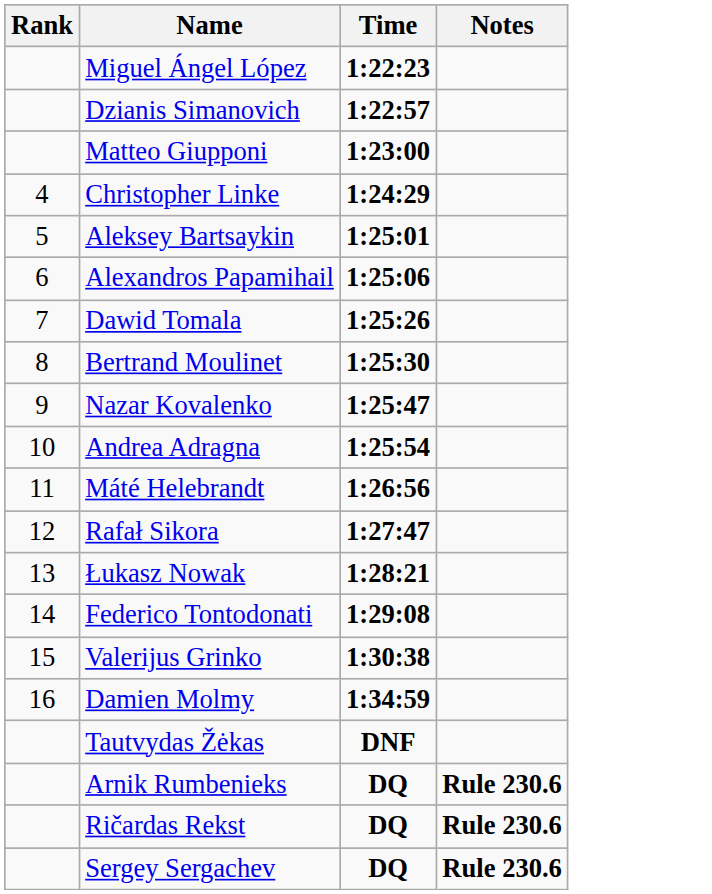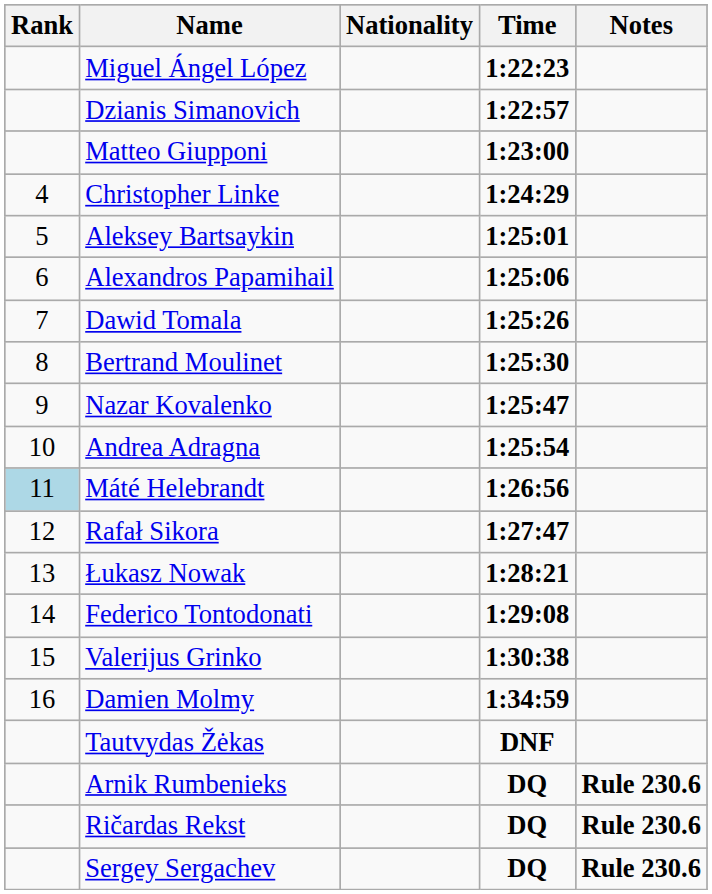+ column: (409, 25)
(42, 488) no background -> (42, 488) lightblue background
